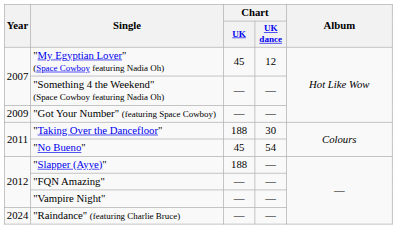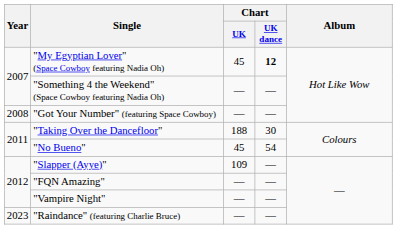(271, 61) normal -> (271, 61) bold
(18, 113) 2009 -> (18, 113) 2008
(239, 164) 188 -> (239, 164) 109
(18, 215) 2024 -> (18, 215) 2023
